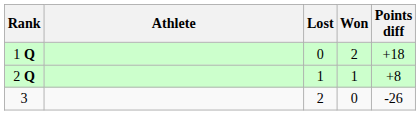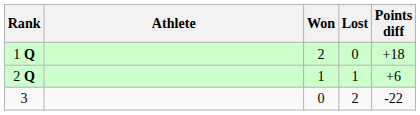columns swapped: (354, 23) <-> (320, 23)
(394, 76) +8 -> (394, 76) +6
(394, 98) -26 -> (394, 98) -22
